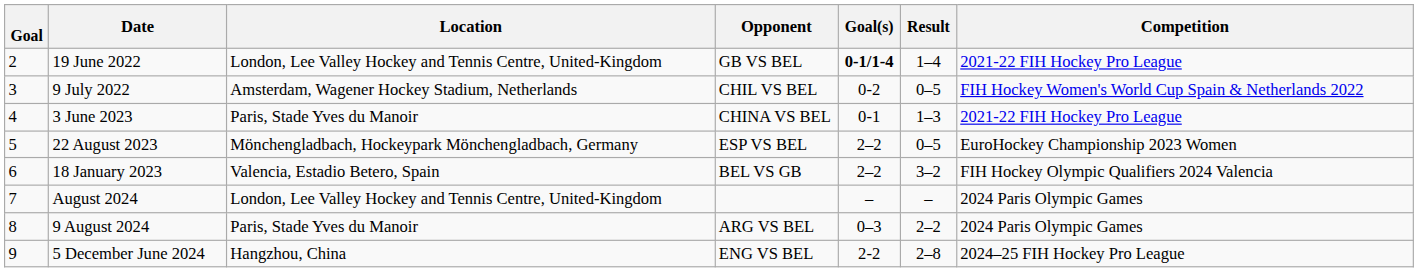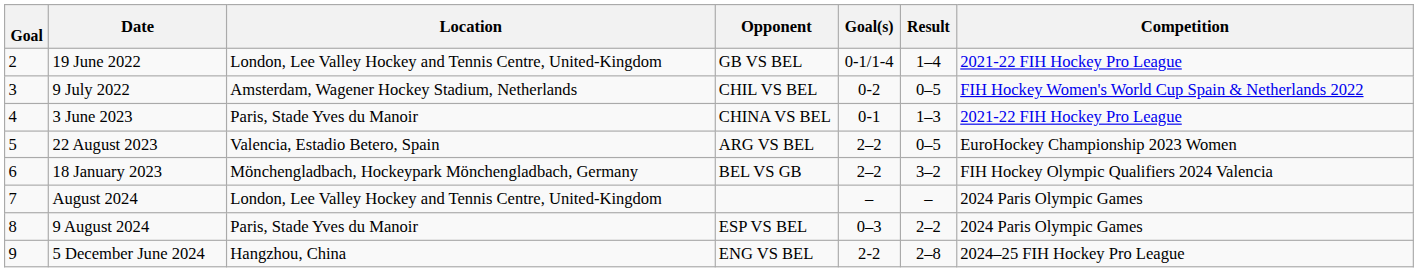(869, 62) bold -> (869, 62) normal
(434, 144) Mönchengladbach, Hockeypark Mönchengladbach, Germany -> (335, 144) Valencia, Estadio Betero, Spain
(763, 144) ESP VS BEL -> (767, 144) ARG VS BEL
(335, 172) Valencia, Estadio Betero, Spain -> (434, 172) Mönchengladbach, Hockeypark Mönchengladbach, Germany
(767, 226) ARG VS BEL -> (763, 226) ESP VS BEL
